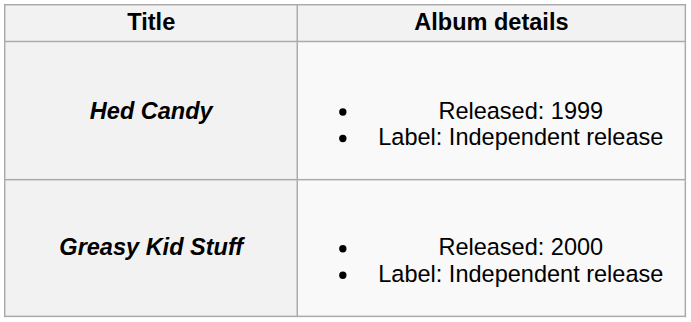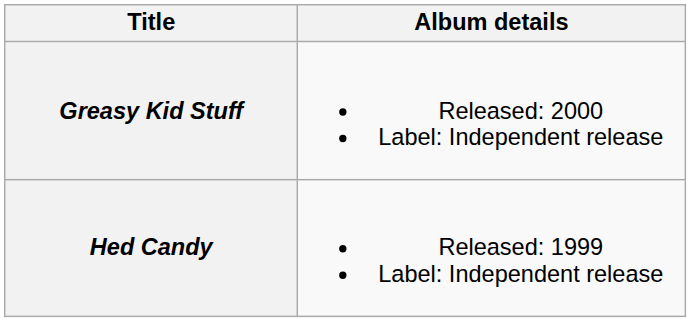rows swapped: (151, 110) <-> (151, 247)
